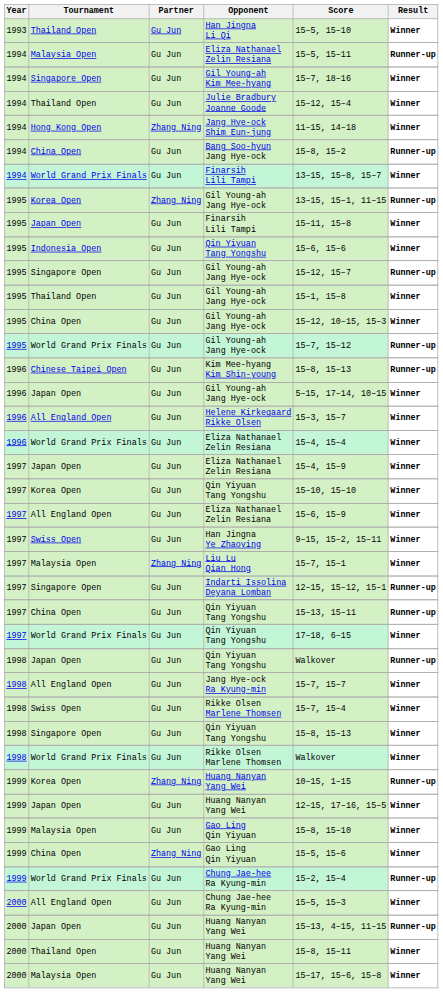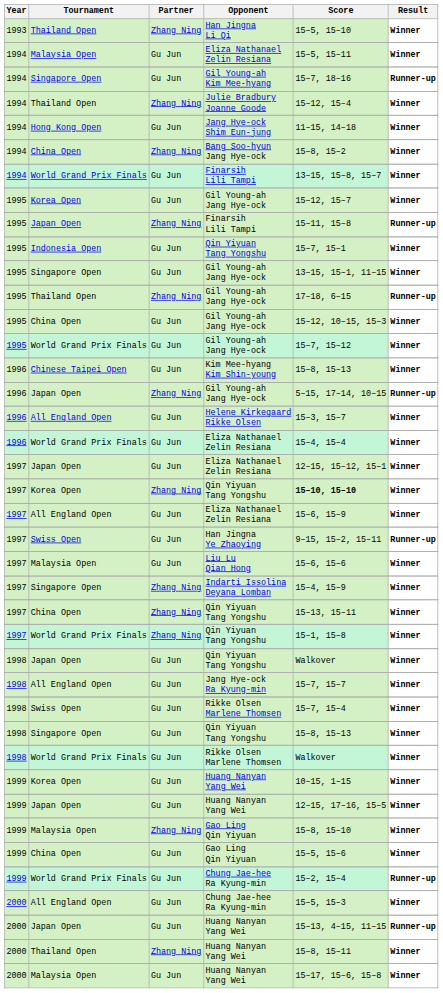(166, 30) Gu Jun -> (176, 30) Zhang Ning
(413, 55) Runner-up -> (406, 55) Winner
(406, 79) Winner -> (413, 79) Runner-up
(166, 103) Gu Jun -> (176, 103) Zhang Ning
(176, 127) Zhang Ning -> (166, 127) Gu Jun
(166, 151) Gu Jun -> (176, 151) Zhang Ning
(413, 151) Runner-up -> (406, 151) Winner
(176, 200) Zhang Ning -> (166, 200) Gu Jun
(341, 200) 13–15, 15–1, 11–15 -> (323, 200) 15–12, 15–7
(413, 200) Runner-up -> (406, 200) Winner
(166, 224) Gu Jun -> (176, 224) Zhang Ning
(406, 224) Winner -> (413, 224) Runner-up
(321, 248) 15–6, 15–6 -> (321, 248) 15–7, 15–1
(323, 273) 15–12, 15–7 -> (341, 273) 13–15, 15–1, 11–15
(413, 273) Runner-up -> (406, 273) Winner
(166, 297) Gu Jun -> (176, 297) Zhang Ning
(321, 297) 15–1, 15–8 -> (323, 297) 17–18, 6–15
(406, 297) Winner -> (413, 297) Runner-up
(413, 345) Runner-up -> (406, 345) Winner
(413, 370) Runner-up -> (406, 370) Winner
(166, 394) Gu Jun -> (176, 394) Zhang Ning
(406, 394) Winner -> (413, 394) Runner-up
(321, 467) 15–4, 15–9 -> (341, 467) 12–15, 15–12, 15–1
(166, 491) Gu Jun -> (176, 491) Zhang Ning
(326, 491) normal -> (326, 491) bold
(406, 539) Winner -> (413, 539) Runner-up
(176, 563) Zhang Ning -> (166, 563) Gu Jun
(321, 563) 15–7, 15–1 -> (321, 563) 15–6, 15–6
(166, 588) Gu Jun -> (176, 588) Zhang Ning
(341, 588) 12–15, 15–12, 15–1 -> (321, 588) 15–4, 15–9
(413, 588) Runner-up -> (406, 588) Winner
(166, 612) Gu Jun -> (176, 612) Zhang Ning
(413, 612) Runner-up -> (406, 612) Winner
(166, 636) Gu Jun -> (176, 636) Zhang Ning
(323, 636) 17–18, 6–15 -> (321, 636) 15–1, 15–8
(413, 660) Runner-up -> (406, 660) Winner
(176, 782) Zhang Ning -> (166, 782) Gu Jun
(413, 782) Runner-up -> (406, 782) Winner
(166, 830) Gu Jun -> (176, 830) Zhang Ning
(176, 854) Zhang Ning -> (166, 854) Gu Jun
(166, 951) Gu Jun -> (176, 951) Zhang Ning
